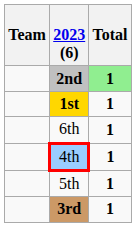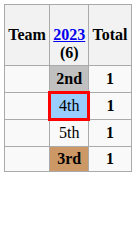(110, 78) lightgreen background -> (110, 79) no background
- row: (69, 103)
- row: (69, 129)
